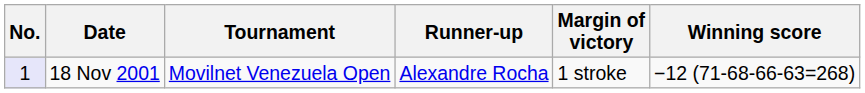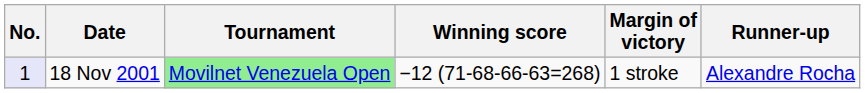columns swapped: (755, 31) <-> (474, 31)
(280, 73) no background -> (280, 73) lightgreen background
